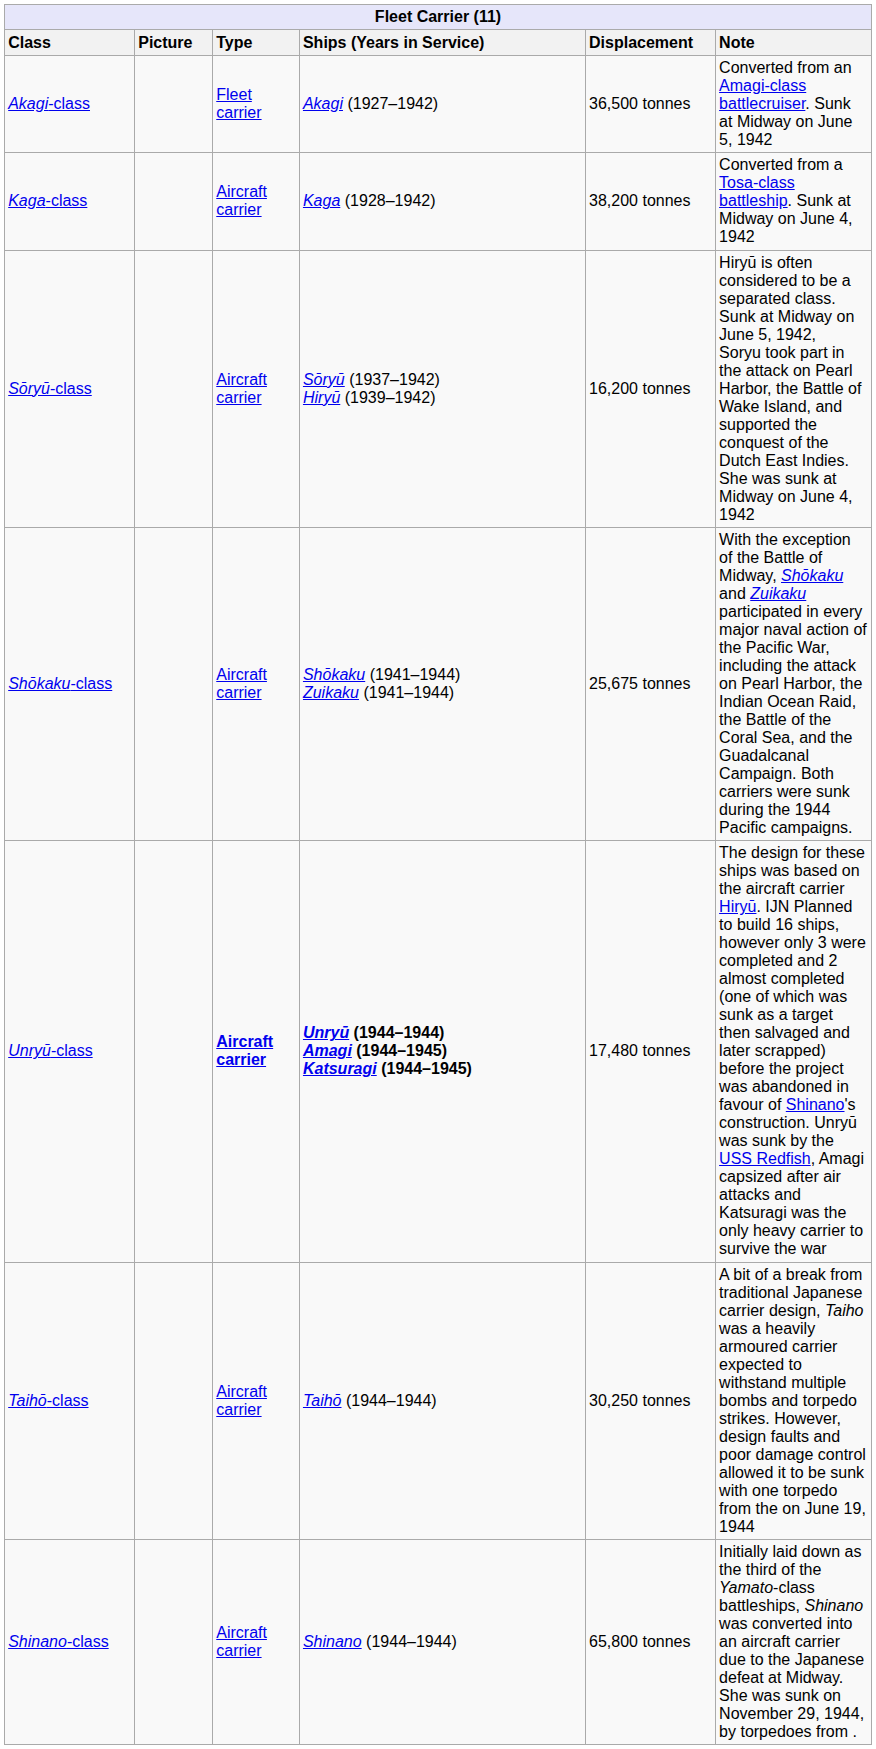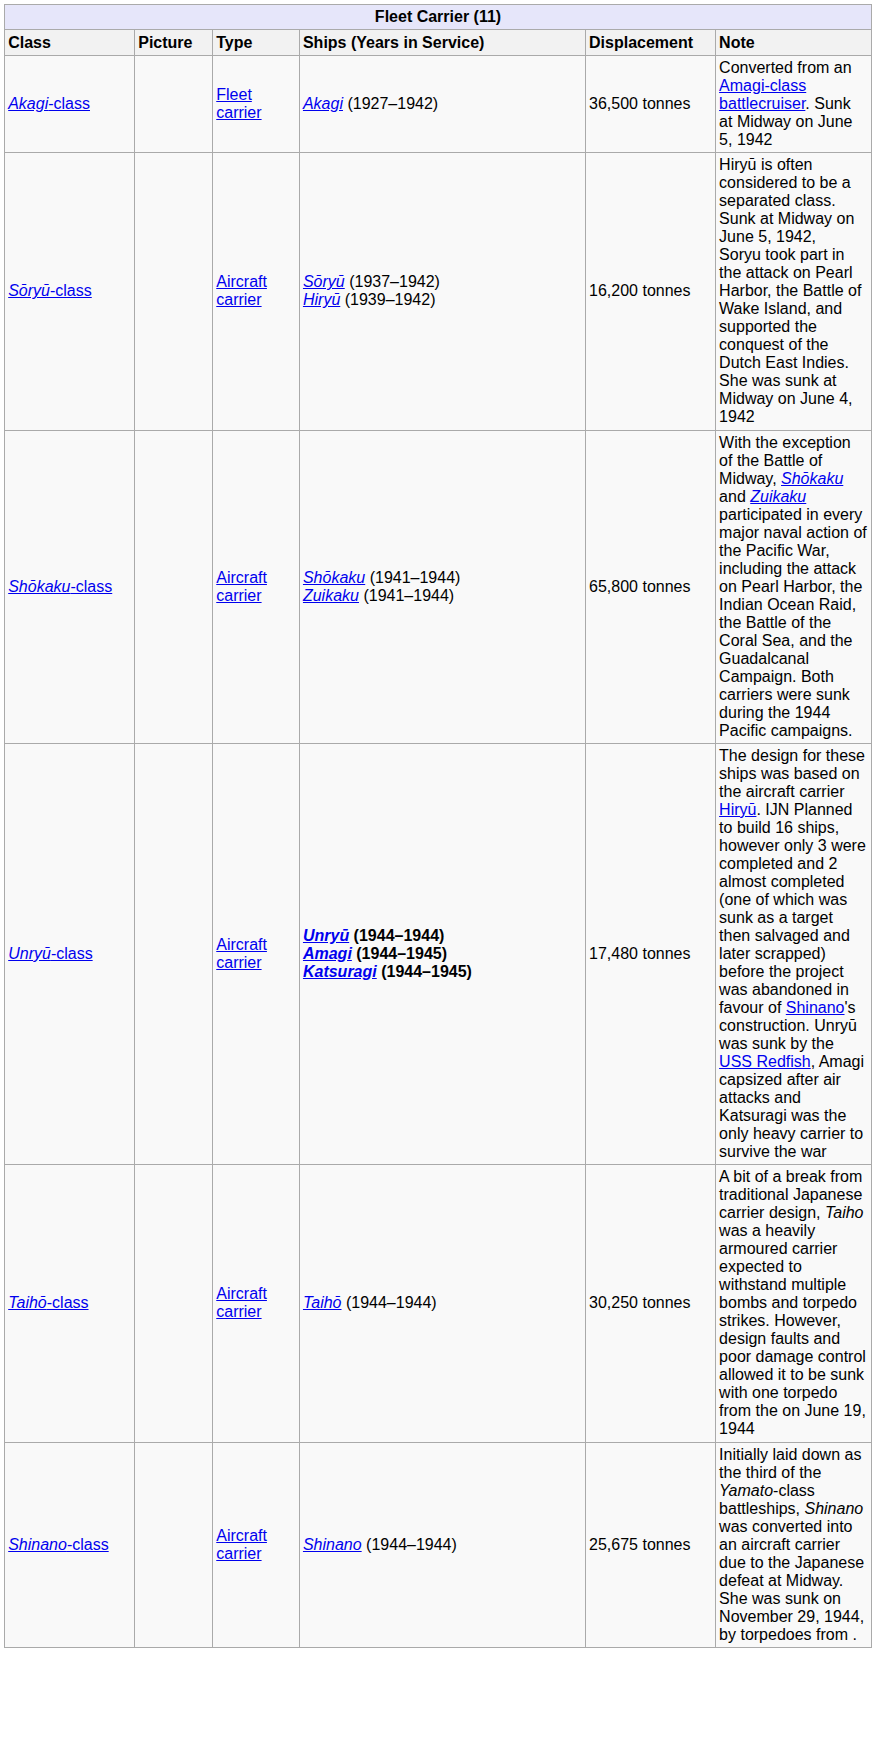- row: (48, 201)
(640, 684) 25,675 tonnes -> (640, 586) 65,800 tonnes
(245, 1051) bold -> (242, 954) normal
(640, 1642) 65,800 tonnes -> (640, 1544) 25,675 tonnes
